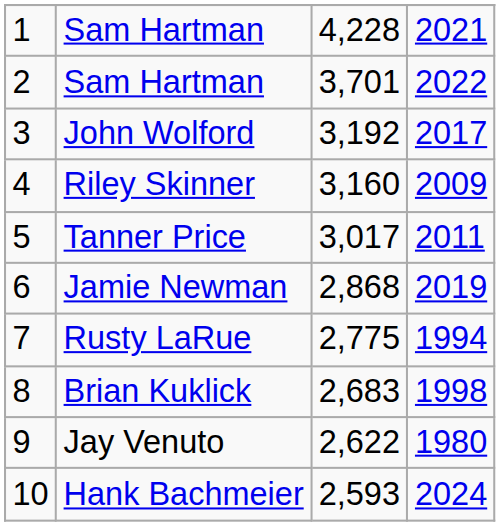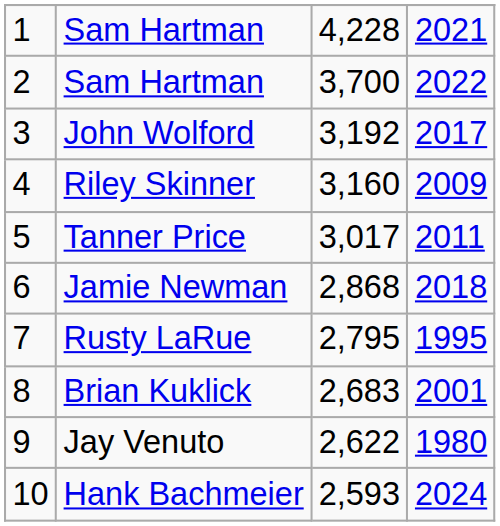(359, 81) 3,701 -> (359, 81) 3,700
(451, 287) 2019 -> (451, 287) 2018
(359, 339) 2,775 -> (359, 339) 2,795
(451, 339) 1994 -> (451, 339) 1995
(451, 390) 1998 -> (451, 390) 2001
